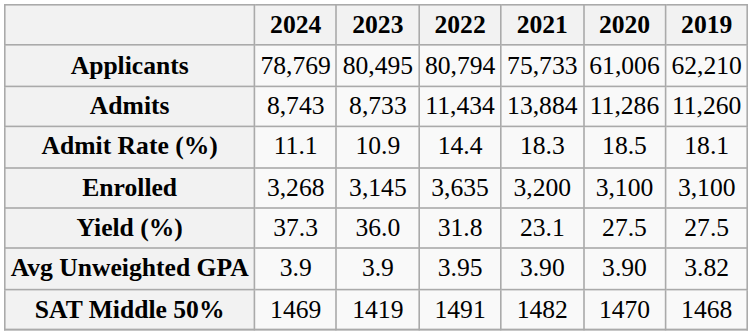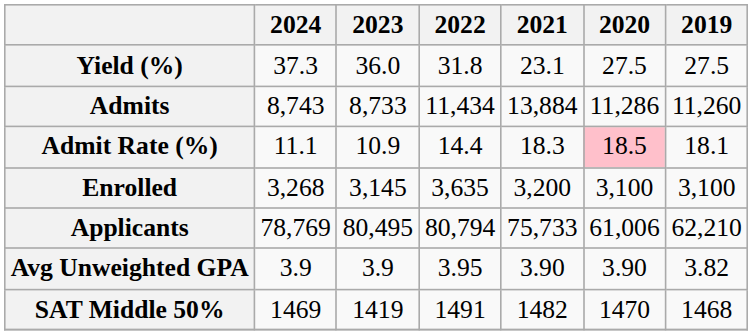rows swapped: (130, 65) <-> (130, 227)
(624, 146) no background -> (624, 146) pink background
